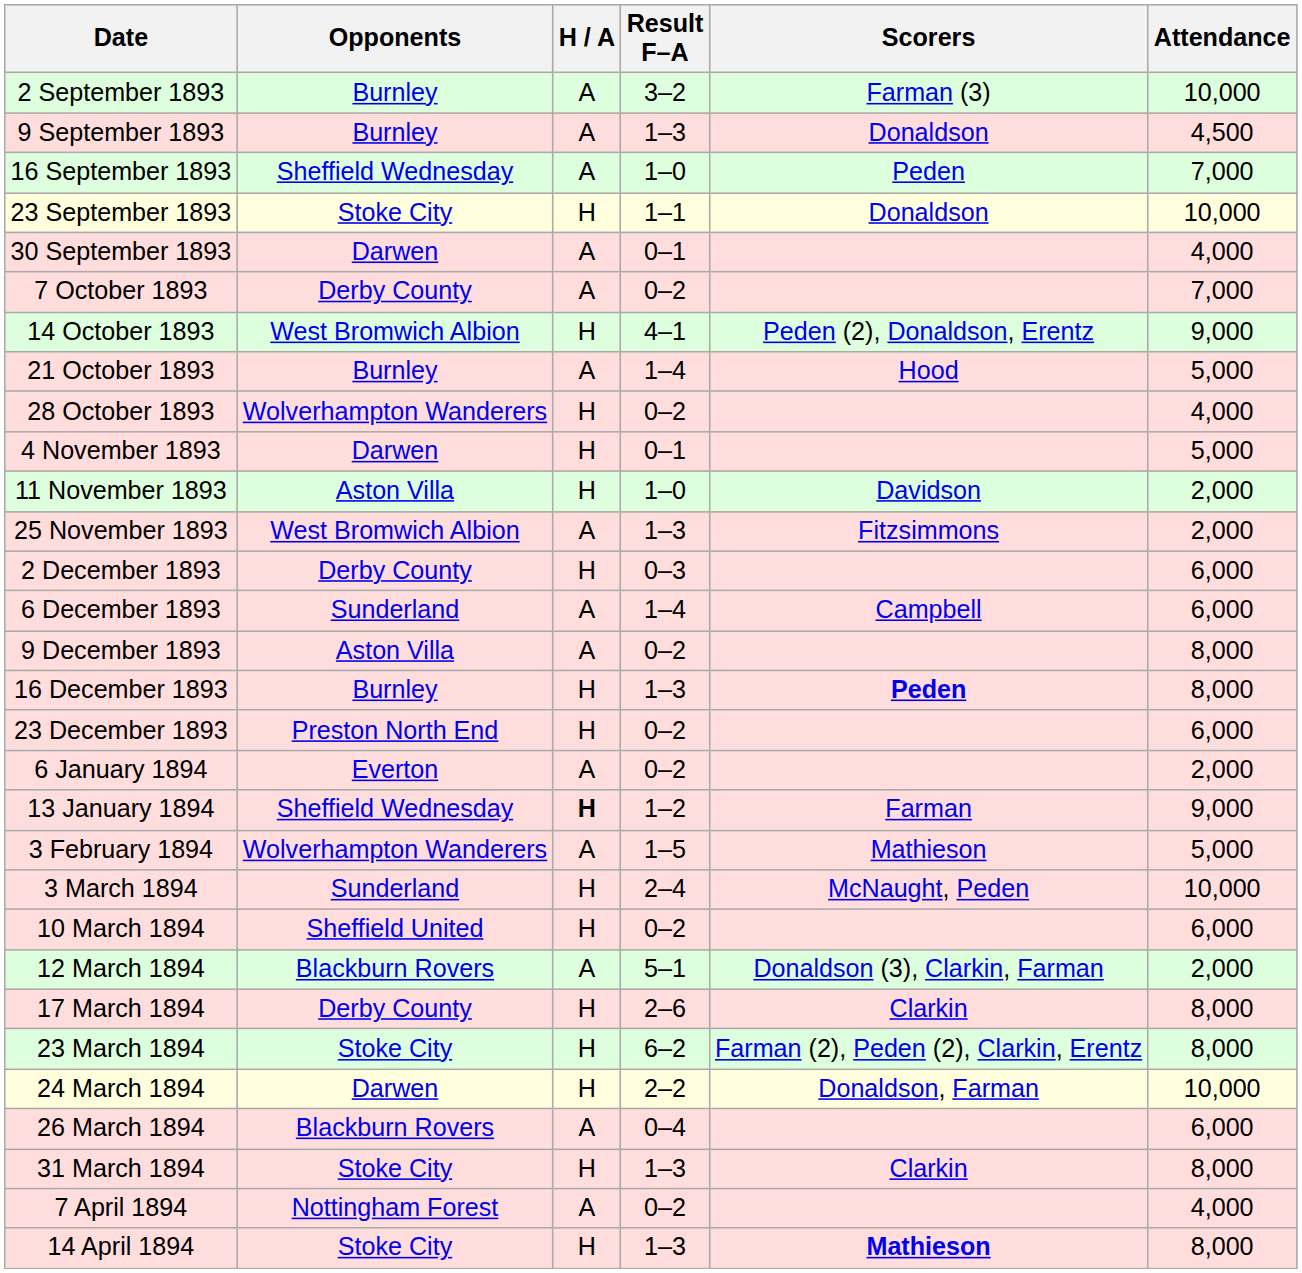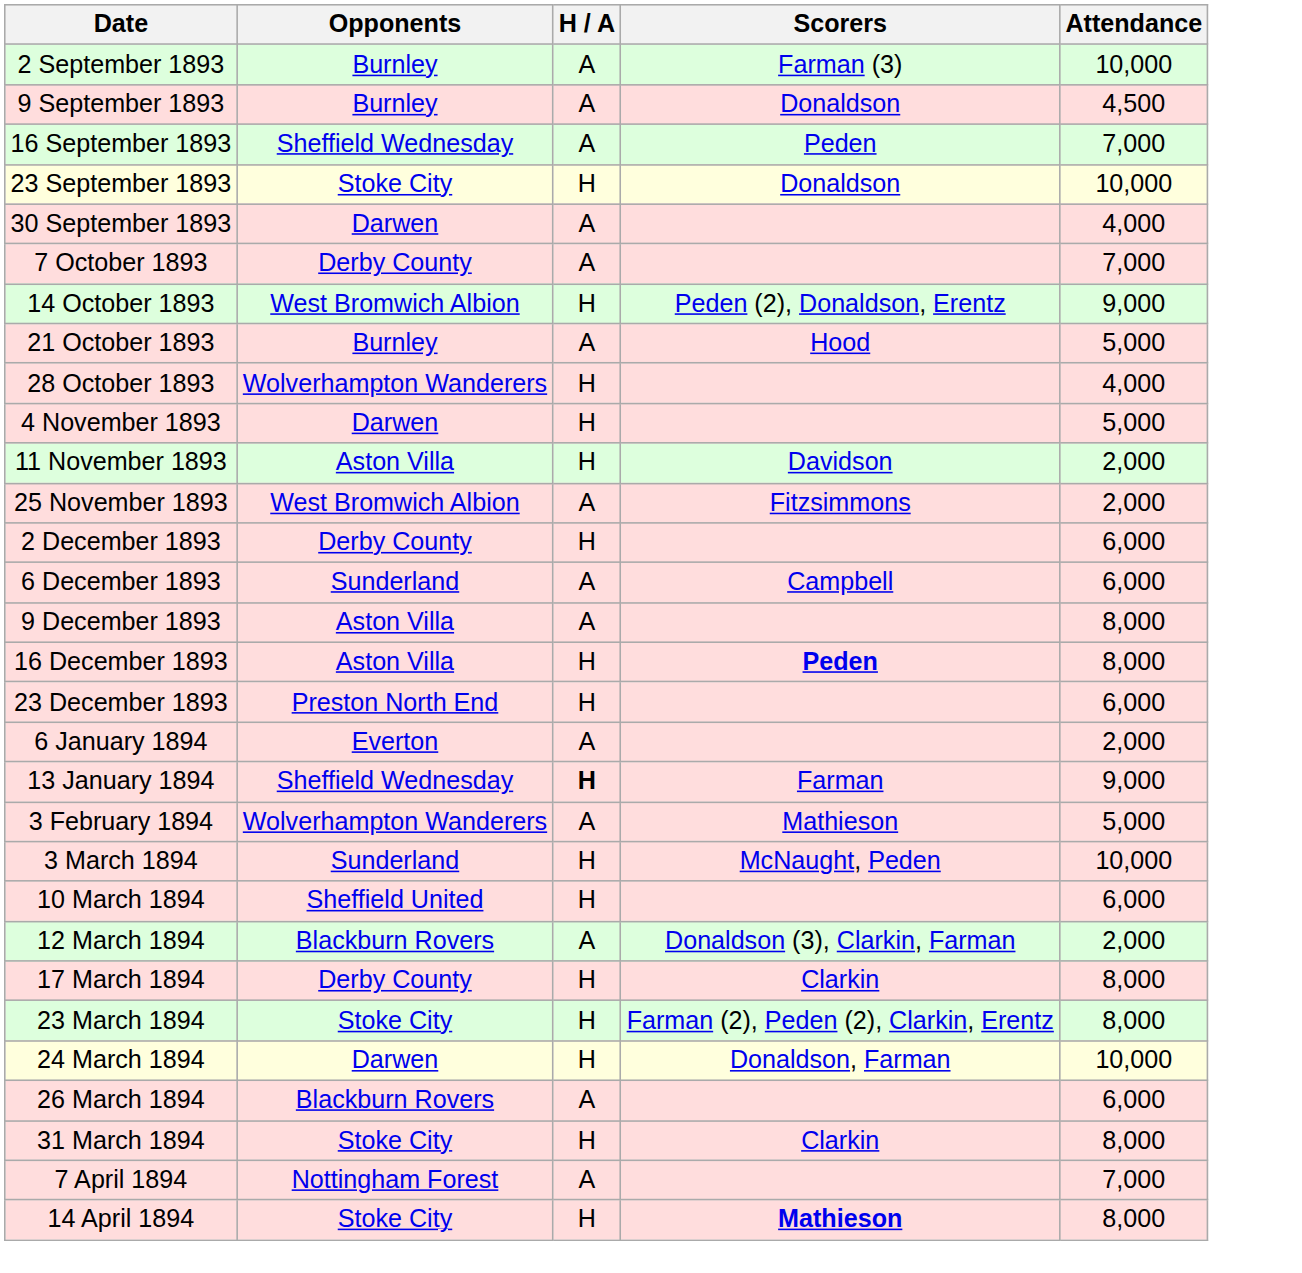- column: (665, 38)
(395, 690) Burnley -> (395, 661) Aston Villa
(1222, 1208) 4,000 -> (1134, 1179) 7,000
